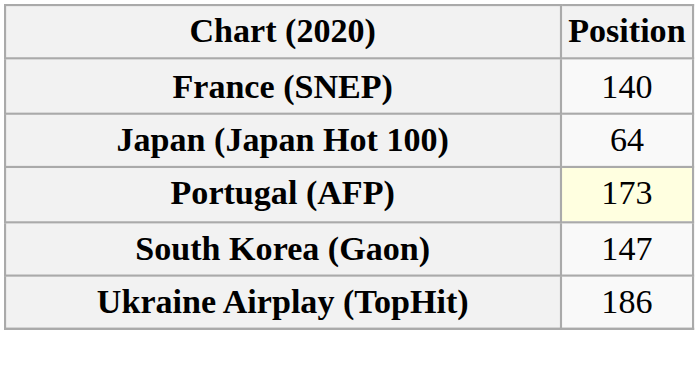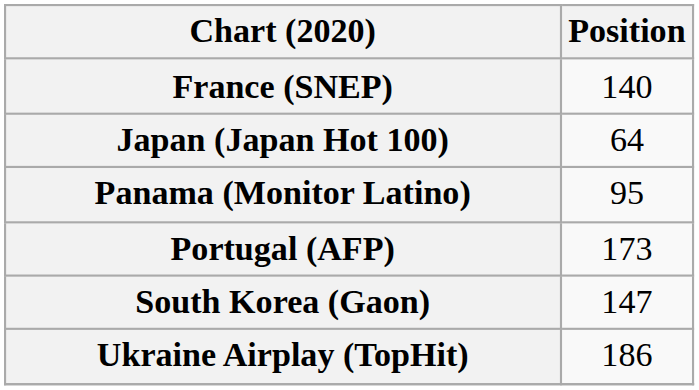+ row: (283, 193)
(627, 193) lightyellow background -> (627, 247) no background
